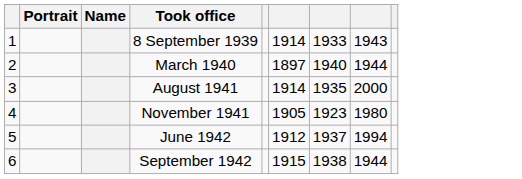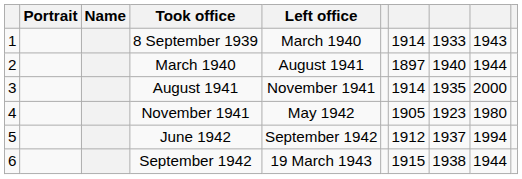+ column: (321, 16)
